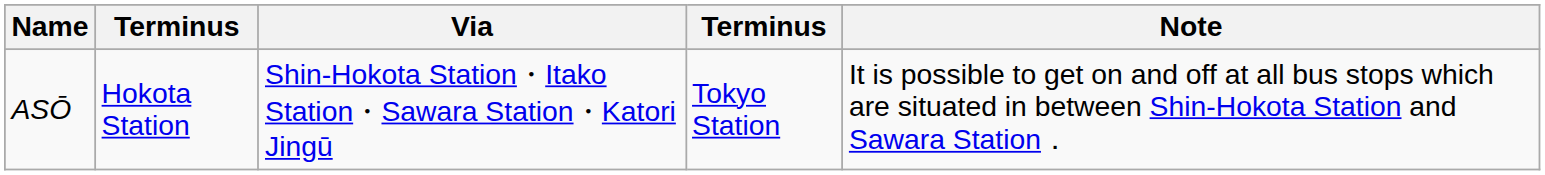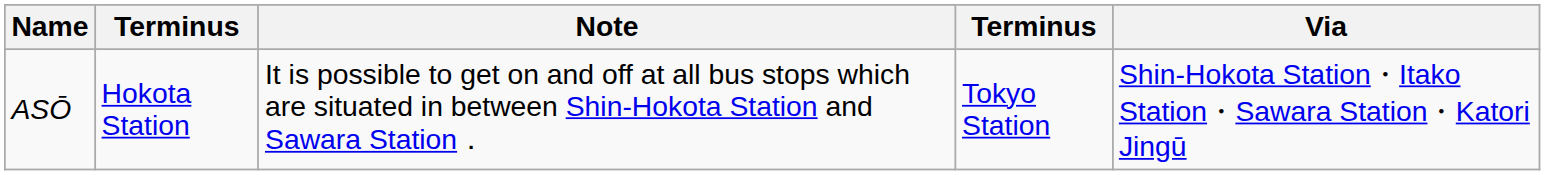columns swapped: (472, 26) <-> (1191, 26)
